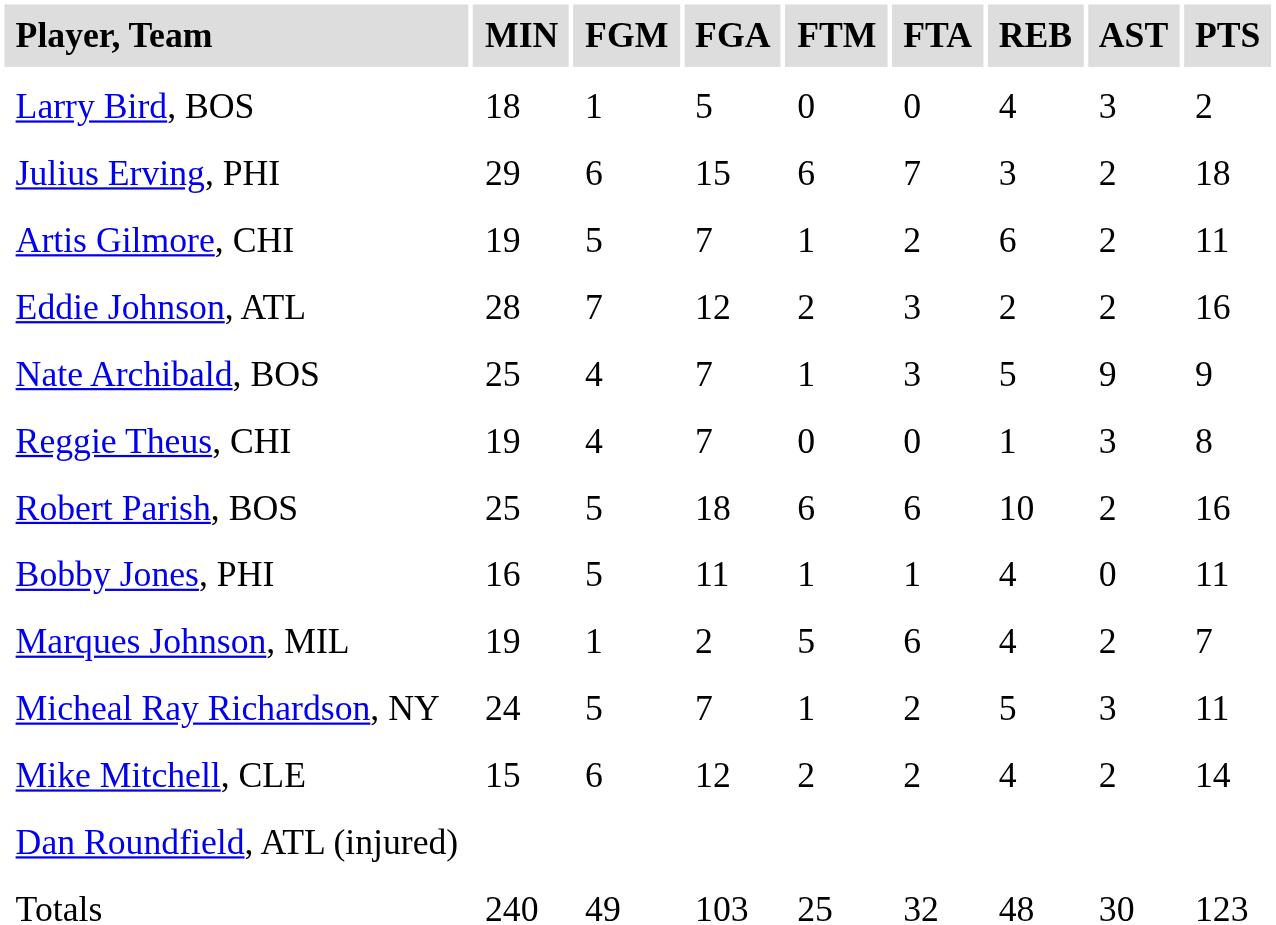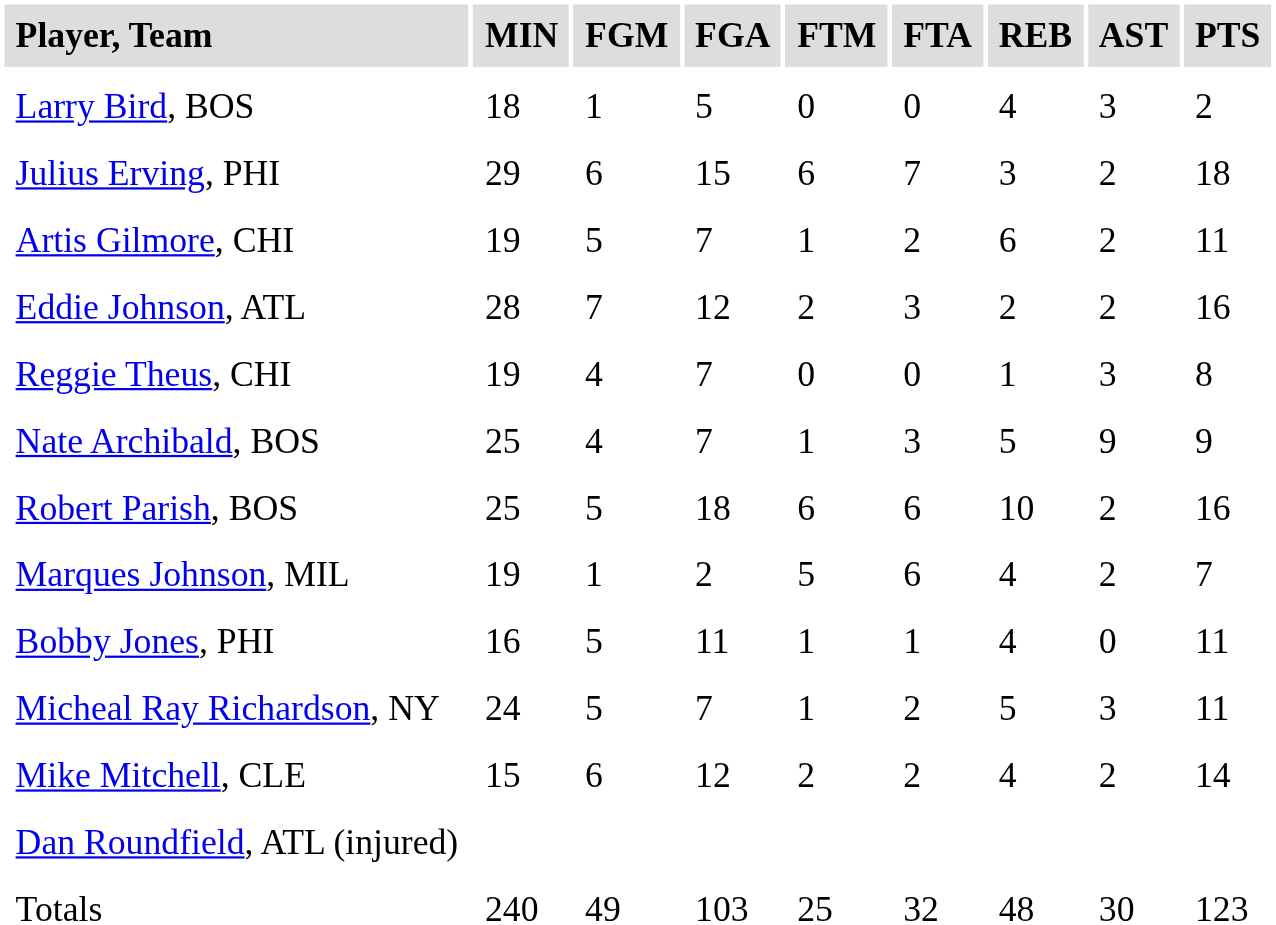rows swapped: (154, 440) <-> (168, 374)
rows swapped: (145, 574) <-> (183, 641)
